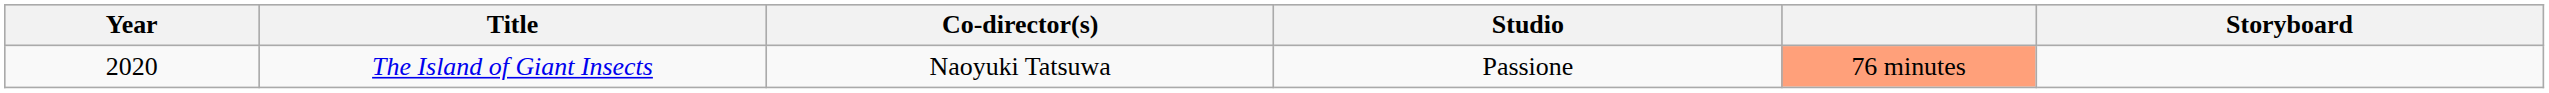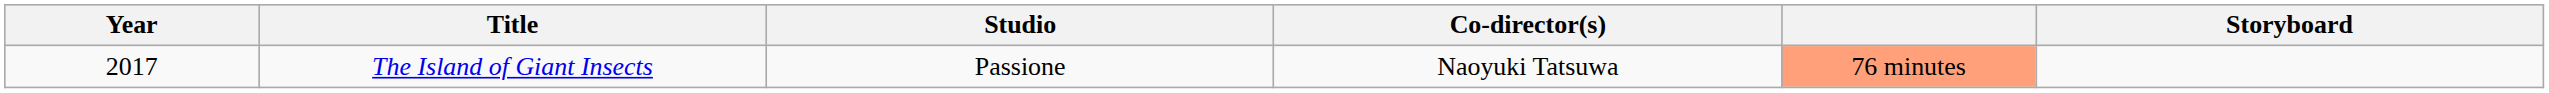columns swapped: (1020, 25) <-> (1528, 25)
(132, 66) 2020 -> (132, 66) 2017
